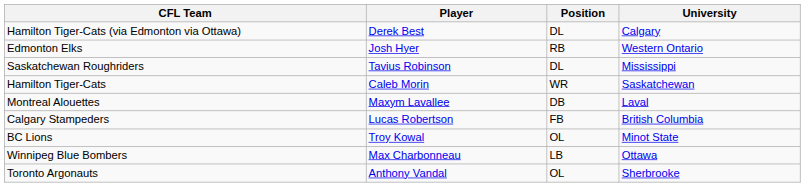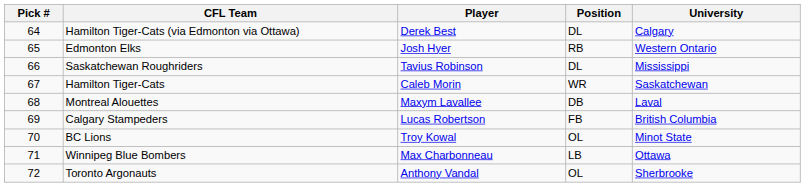+ column: (34, 13)
